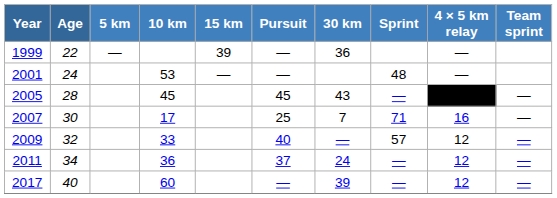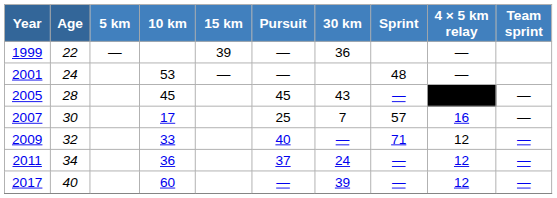(399, 117) 71 -> (399, 117) 57
(399, 139) 57 -> (399, 139) 71
